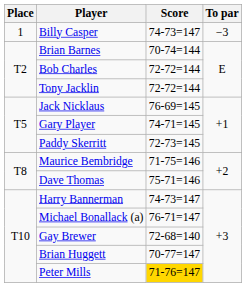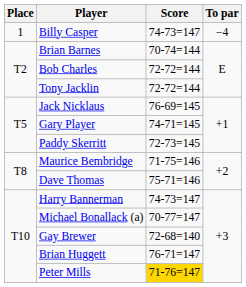(222, 32) −3 -> (222, 32) −4
(175, 217) 76-71=147 -> (175, 217) 70-77=147
(175, 254) 70-77=147 -> (175, 254) 76-71=147
